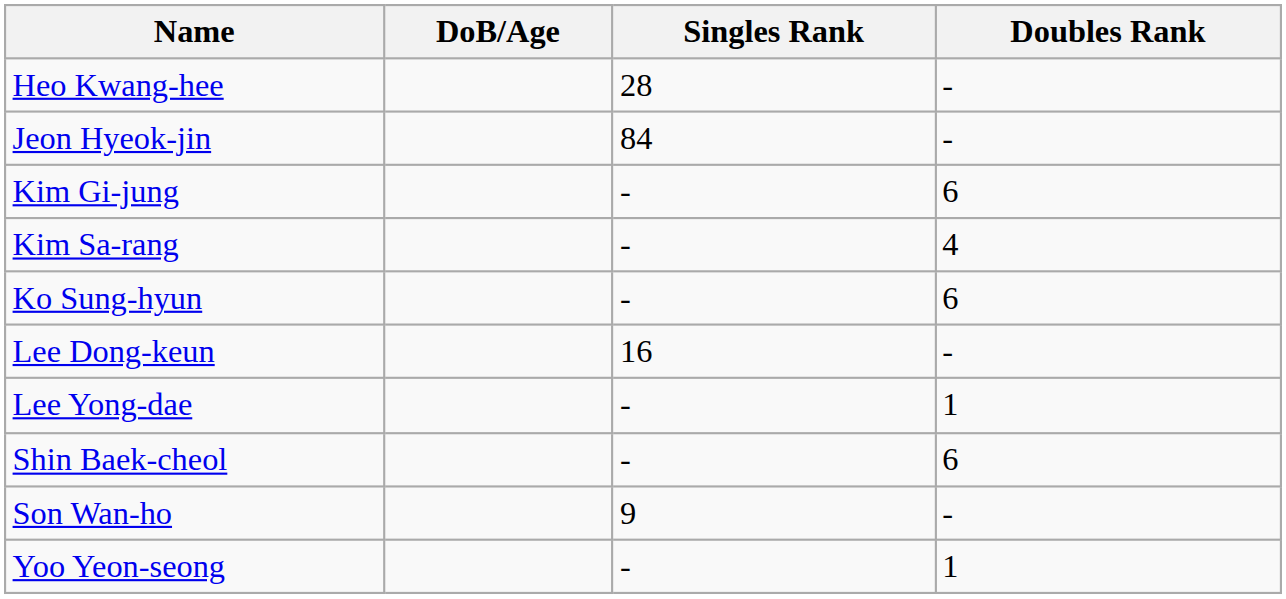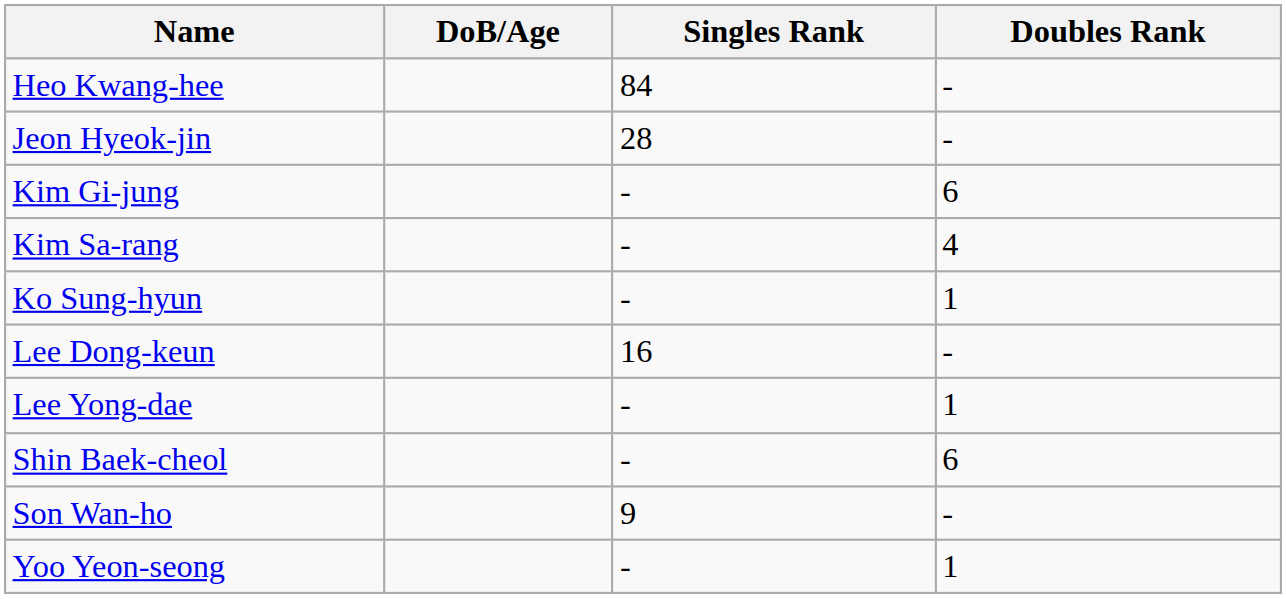(636, 84) 28 -> (636, 84) 84
(636, 138) 84 -> (636, 138) 28
(950, 298) 6 -> (950, 298) 1
